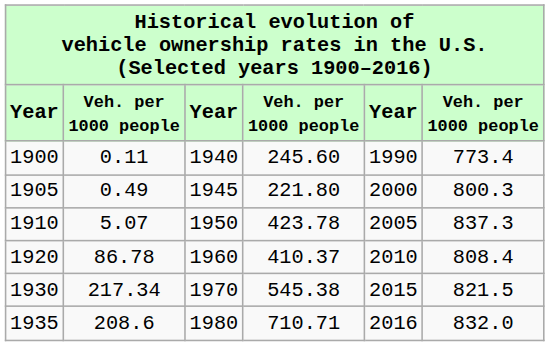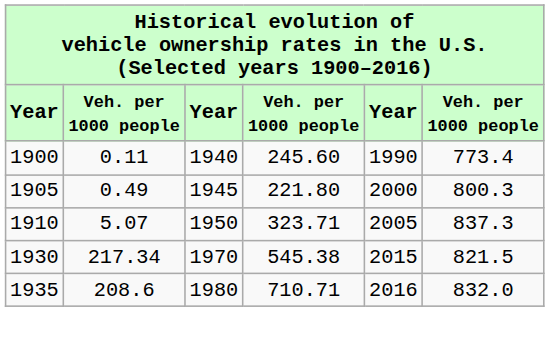(304, 224) 423.78 -> (304, 224) 323.71
- row: (34, 257)
